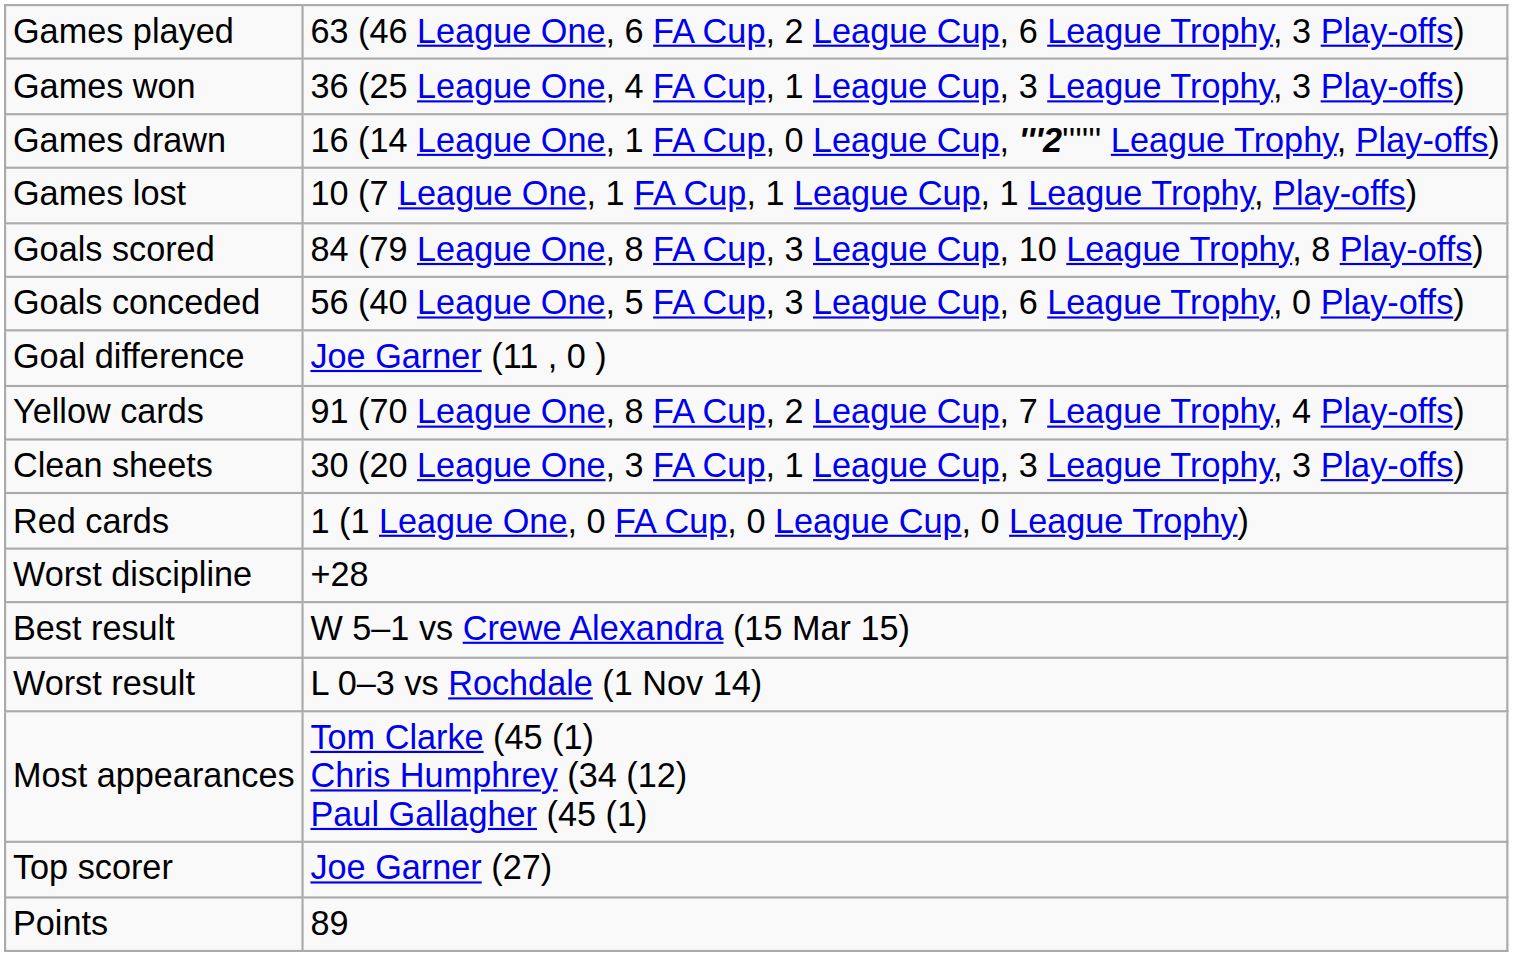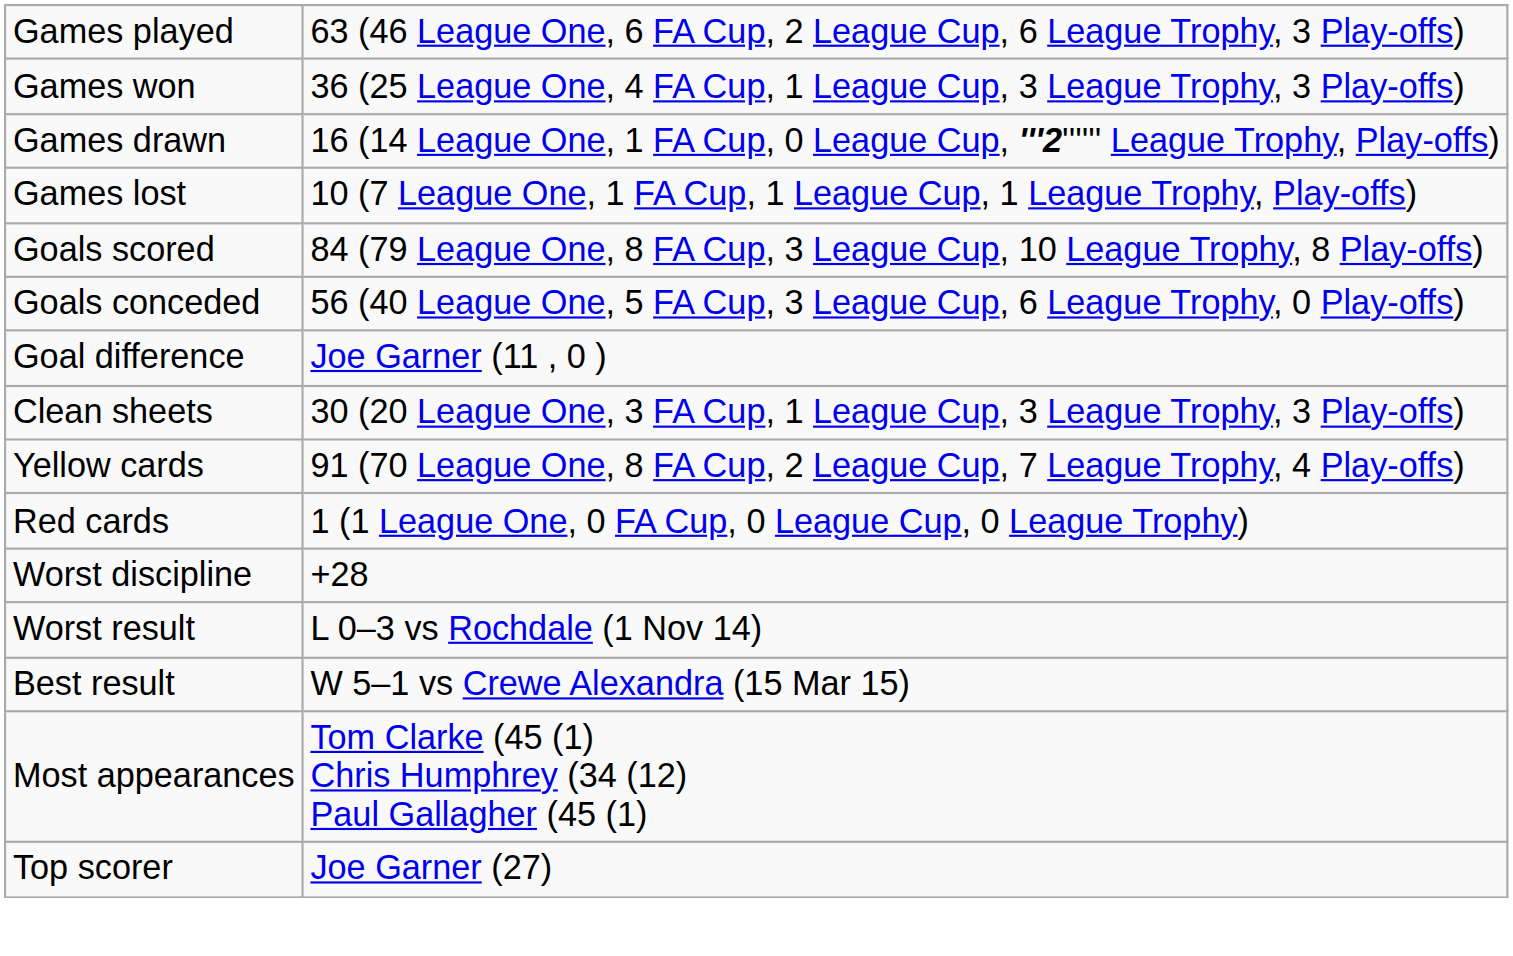rows swapped: (113, 466) <-> (108, 411)
rows swapped: (94, 628) <-> (104, 683)
- row: (61, 923)
